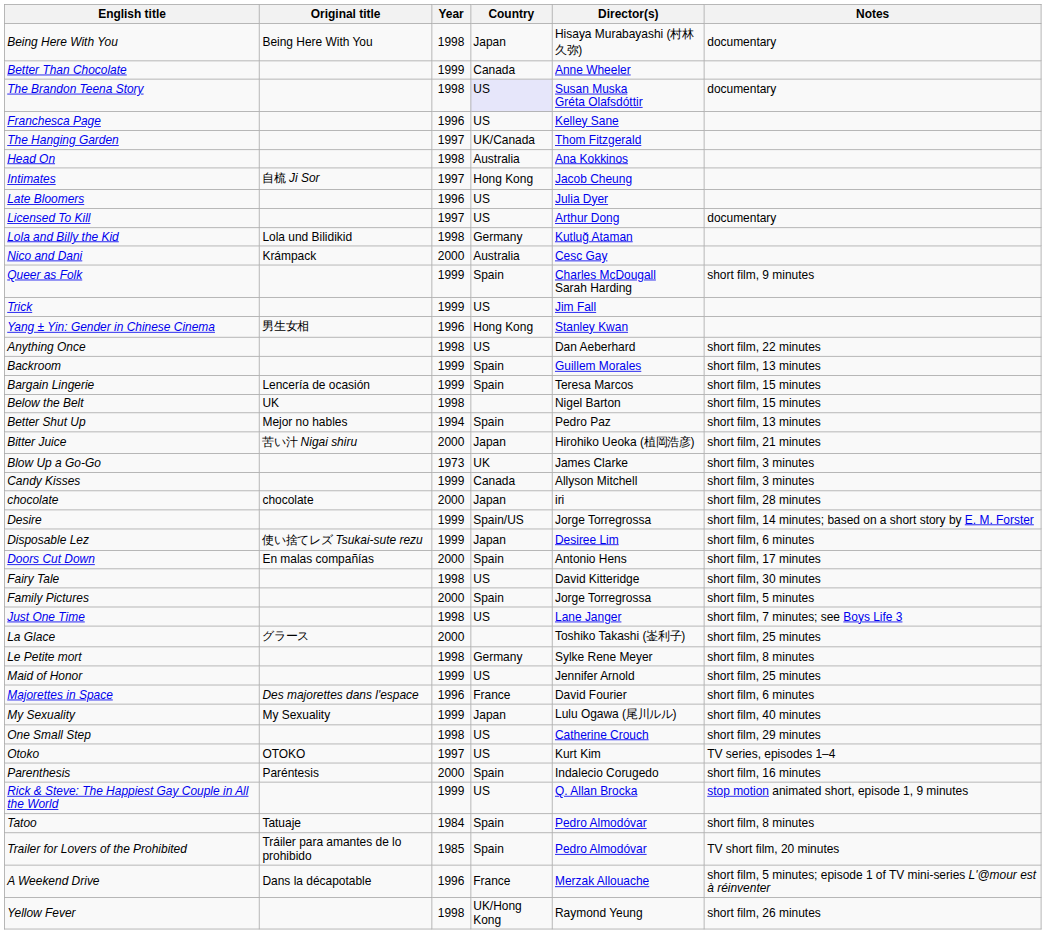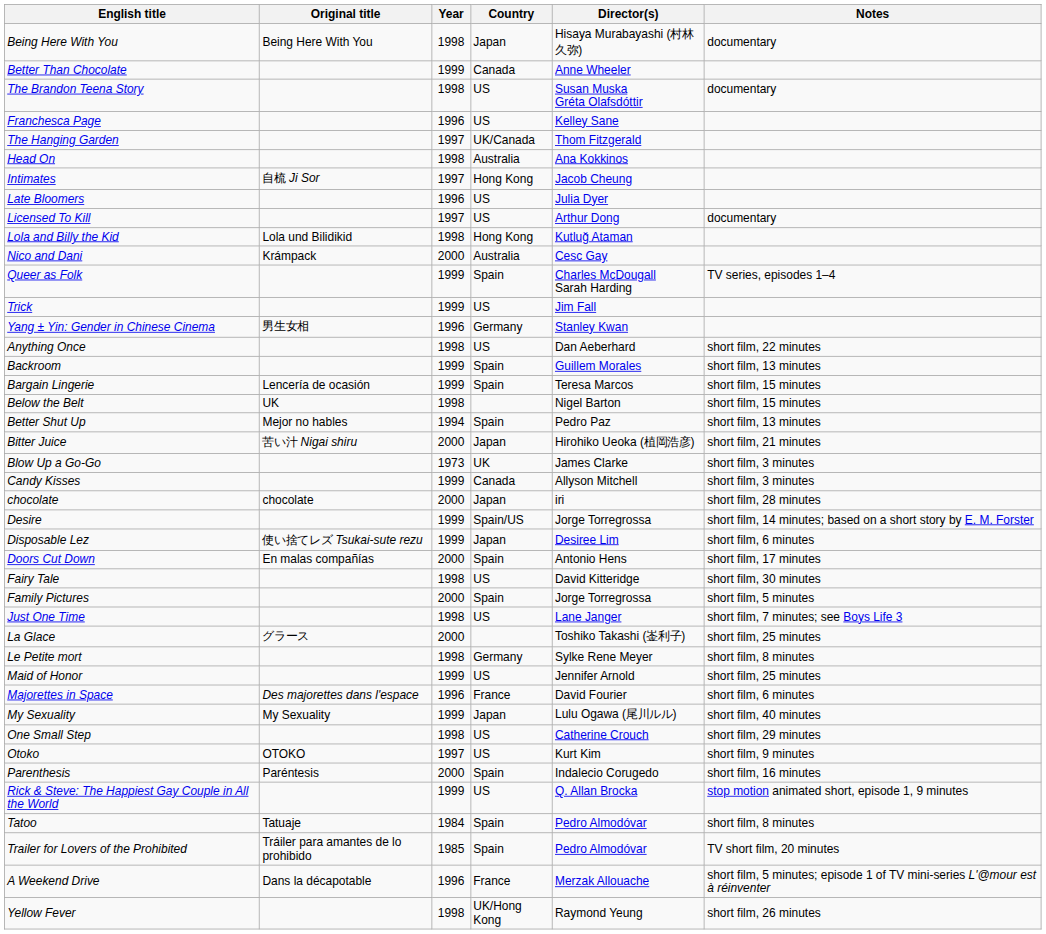(482, 89) lavender background -> (482, 89) no background
(498, 237) Germany -> (503, 237) Hong Kong
(761, 275) short film, 9 minutes -> (771, 275) TV series, episodes 1–4
(503, 327) Hong Kong -> (498, 327) Germany
(771, 754) TV series, episodes 1–4 -> (761, 754) short film, 9 minutes
